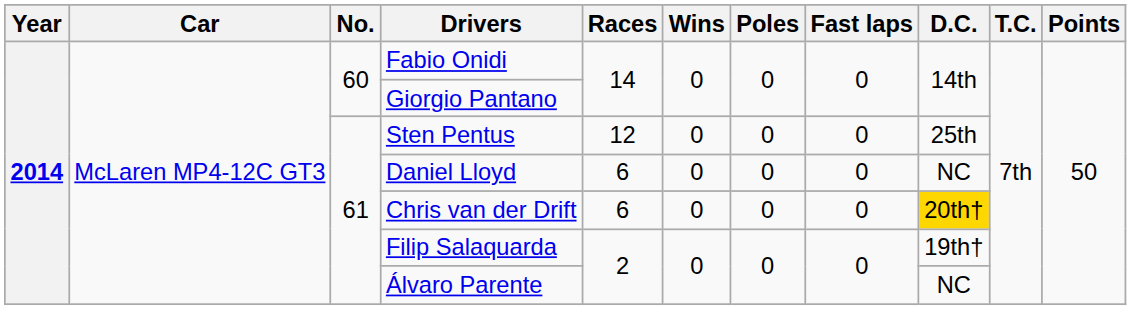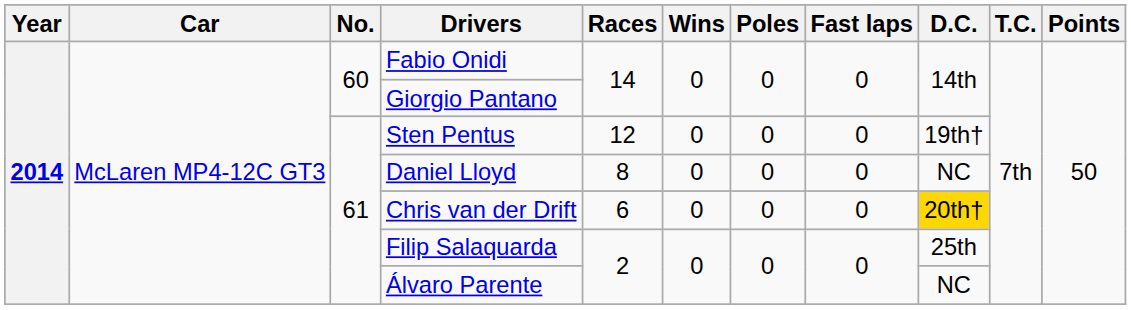(954, 135) 25th -> (954, 135) 19th†
(623, 172) 6 -> (623, 172) 8
(954, 247) 19th† -> (954, 247) 25th
